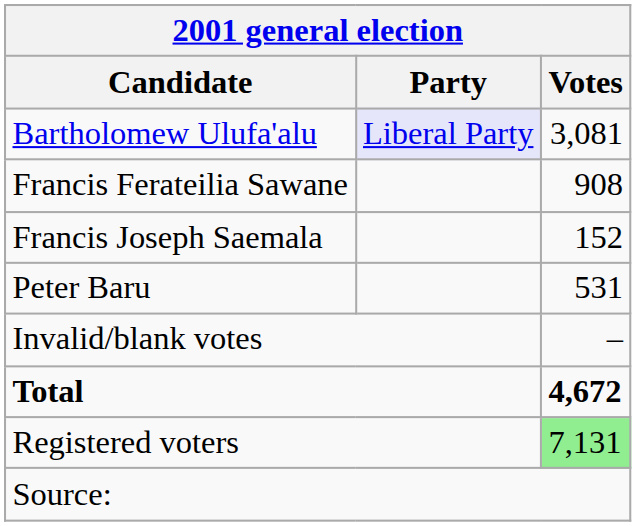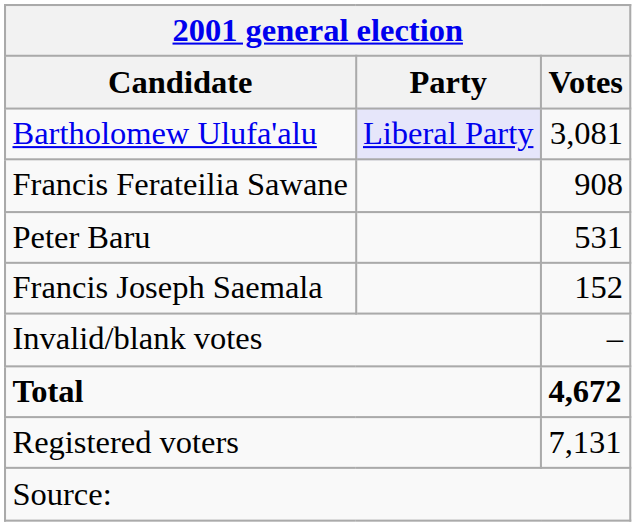rows swapped: (82, 287) <-> (168, 236)
(585, 442) lightgreen background -> (585, 442) no background
